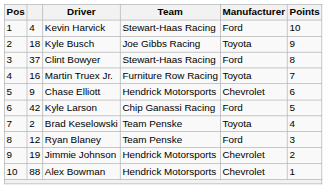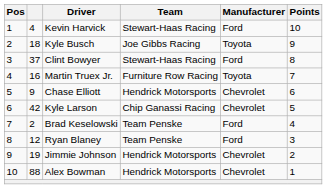(233, 107) Ford -> (244, 107) Chevrolet
(237, 123) Toyota -> (233, 123) Ford
